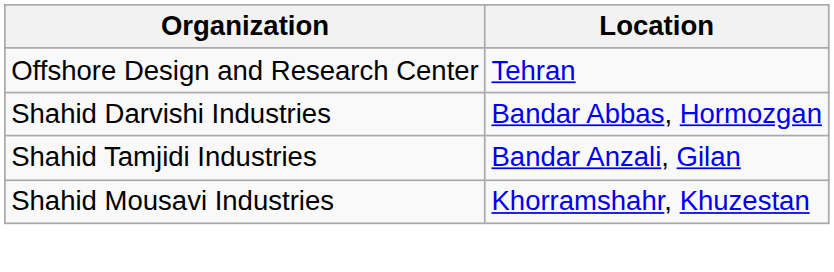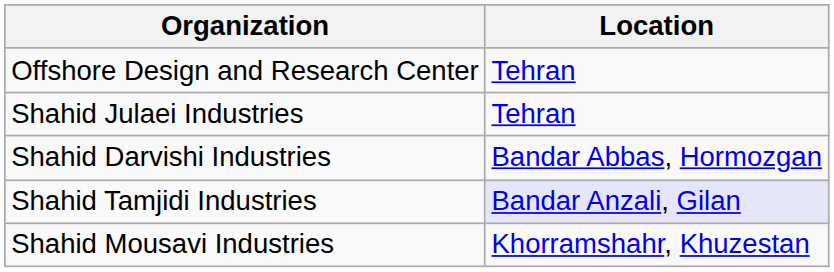+ row: (157, 113)
(616, 157) no background -> (616, 200) lavender background
